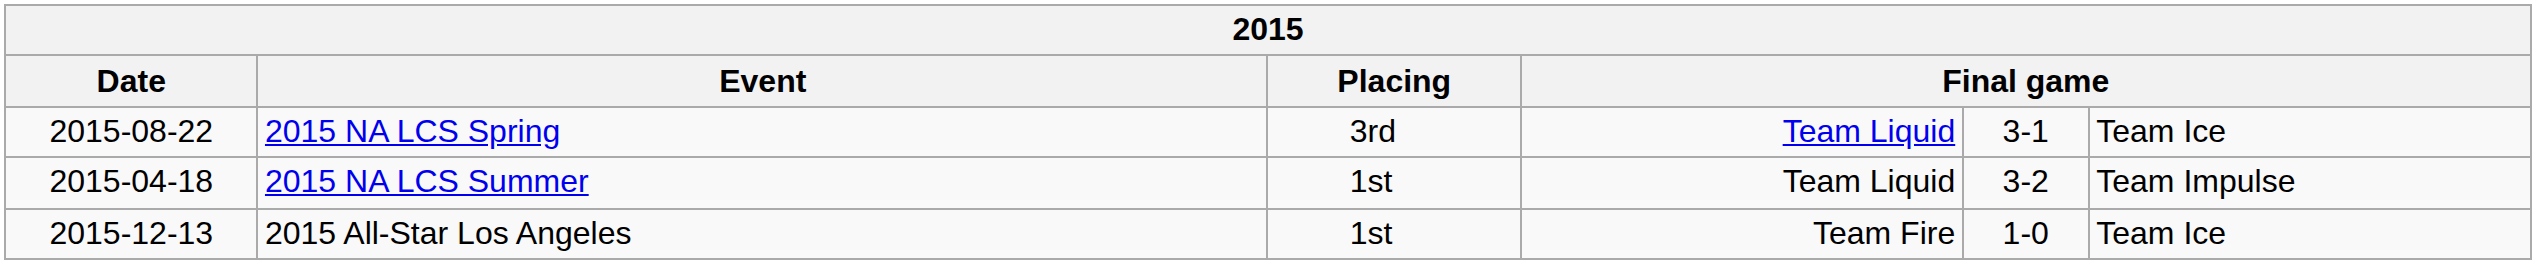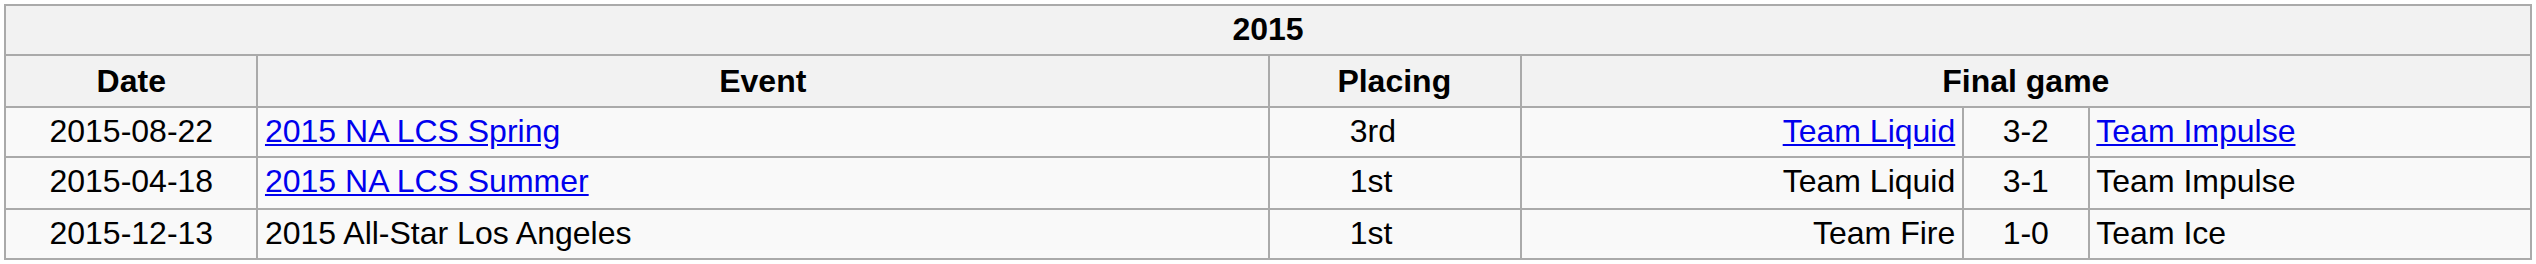(2026, 131) 3-1 -> (2026, 131) 3-2
(2161, 131) Team Ice -> (2196, 131) Team Impulse
(2026, 182) 3-2 -> (2026, 182) 3-1
